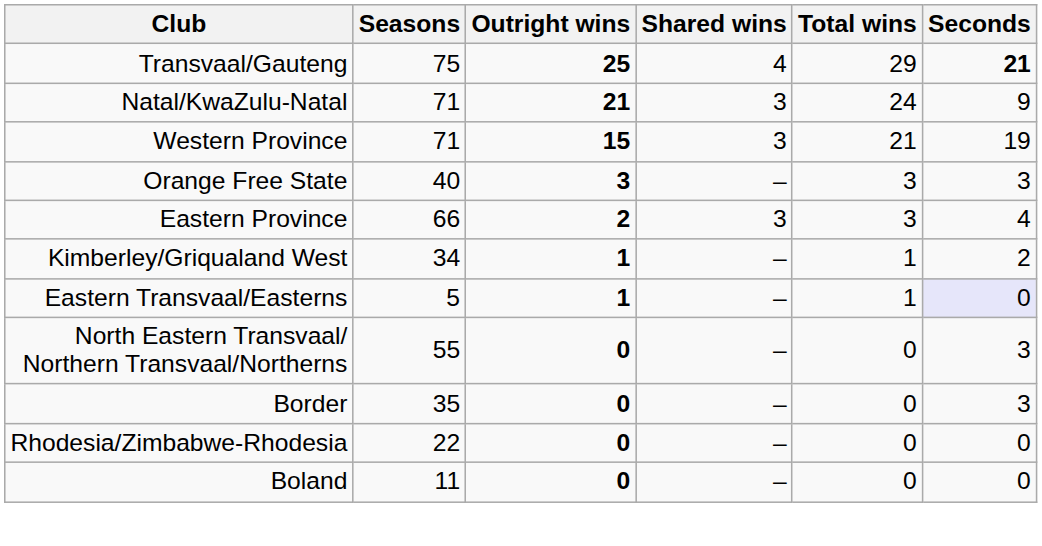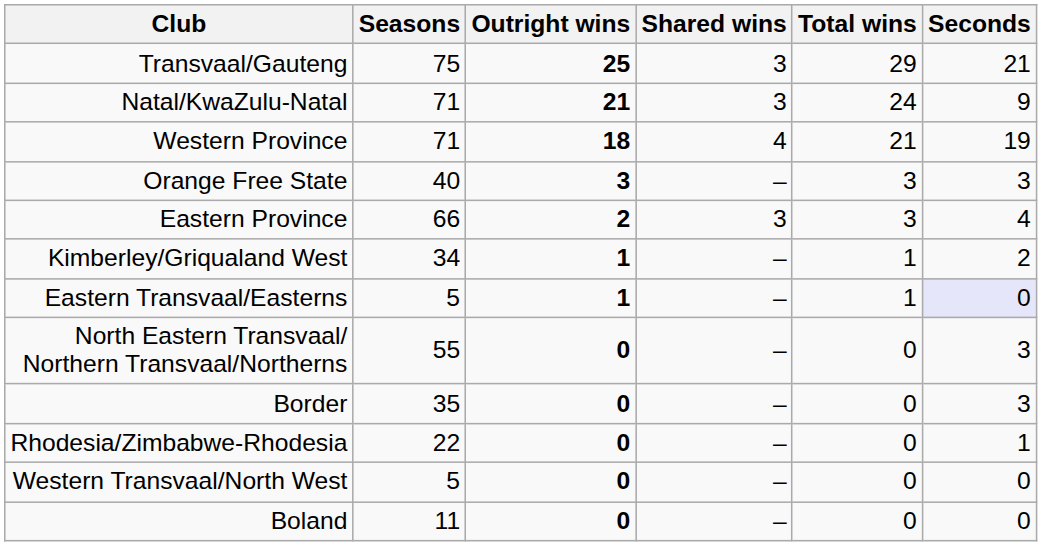(780, 63) 4 -> (780, 63) 3
(1017, 63) bold -> (1017, 63) normal
(617, 141) 15 -> (617, 141) 18
(780, 141) 3 -> (780, 141) 4
(1024, 442) 0 -> (1024, 442) 1
+ row: (180, 481)
